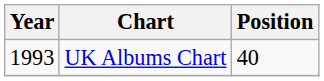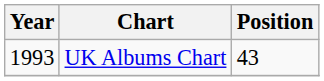(248, 57) 40 -> (248, 57) 43
